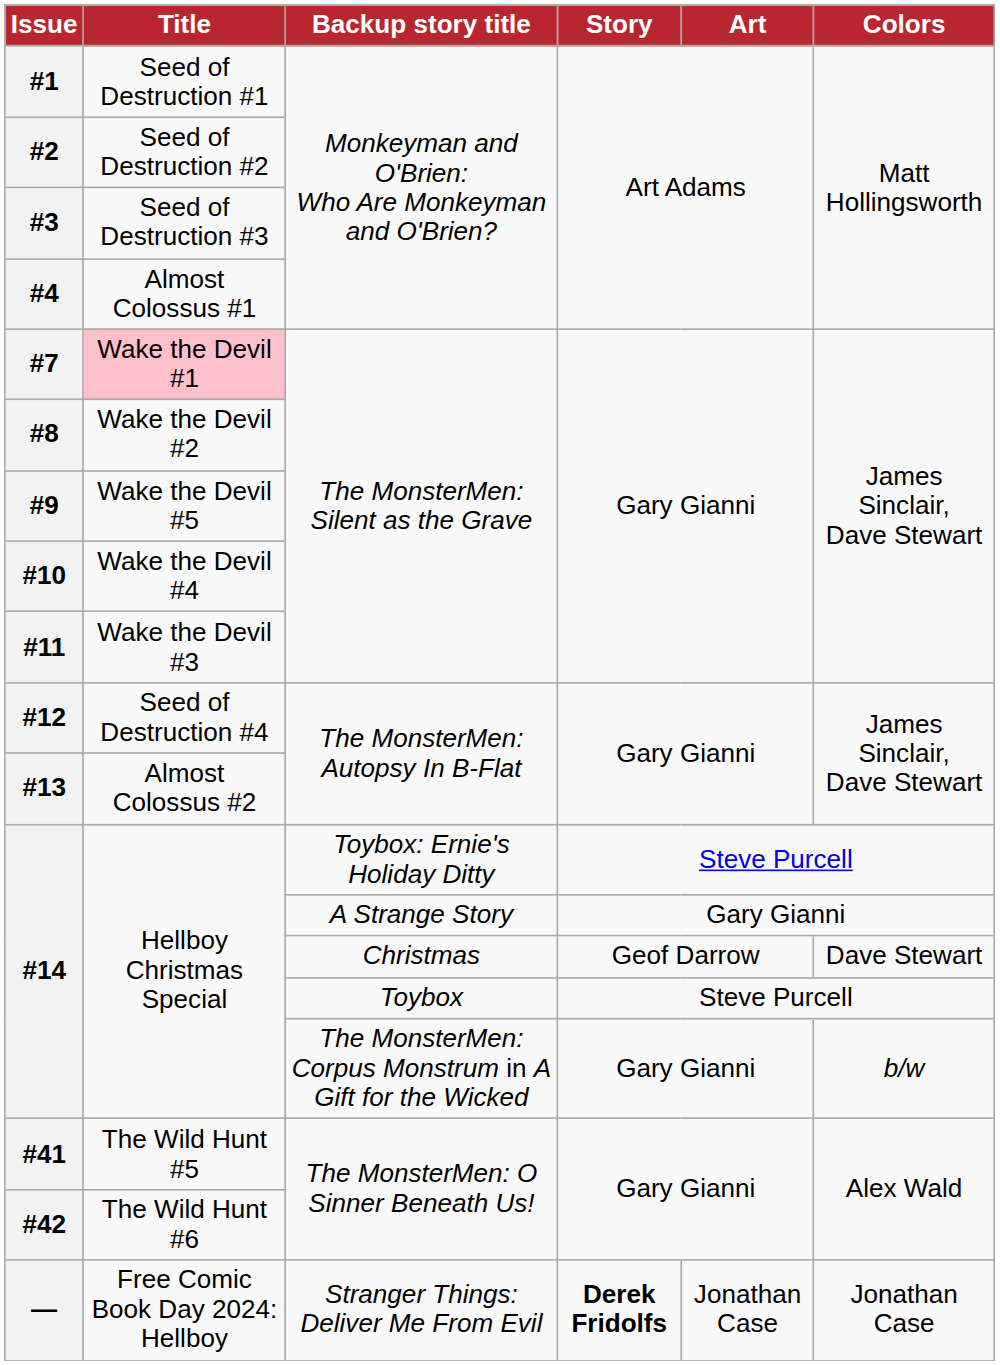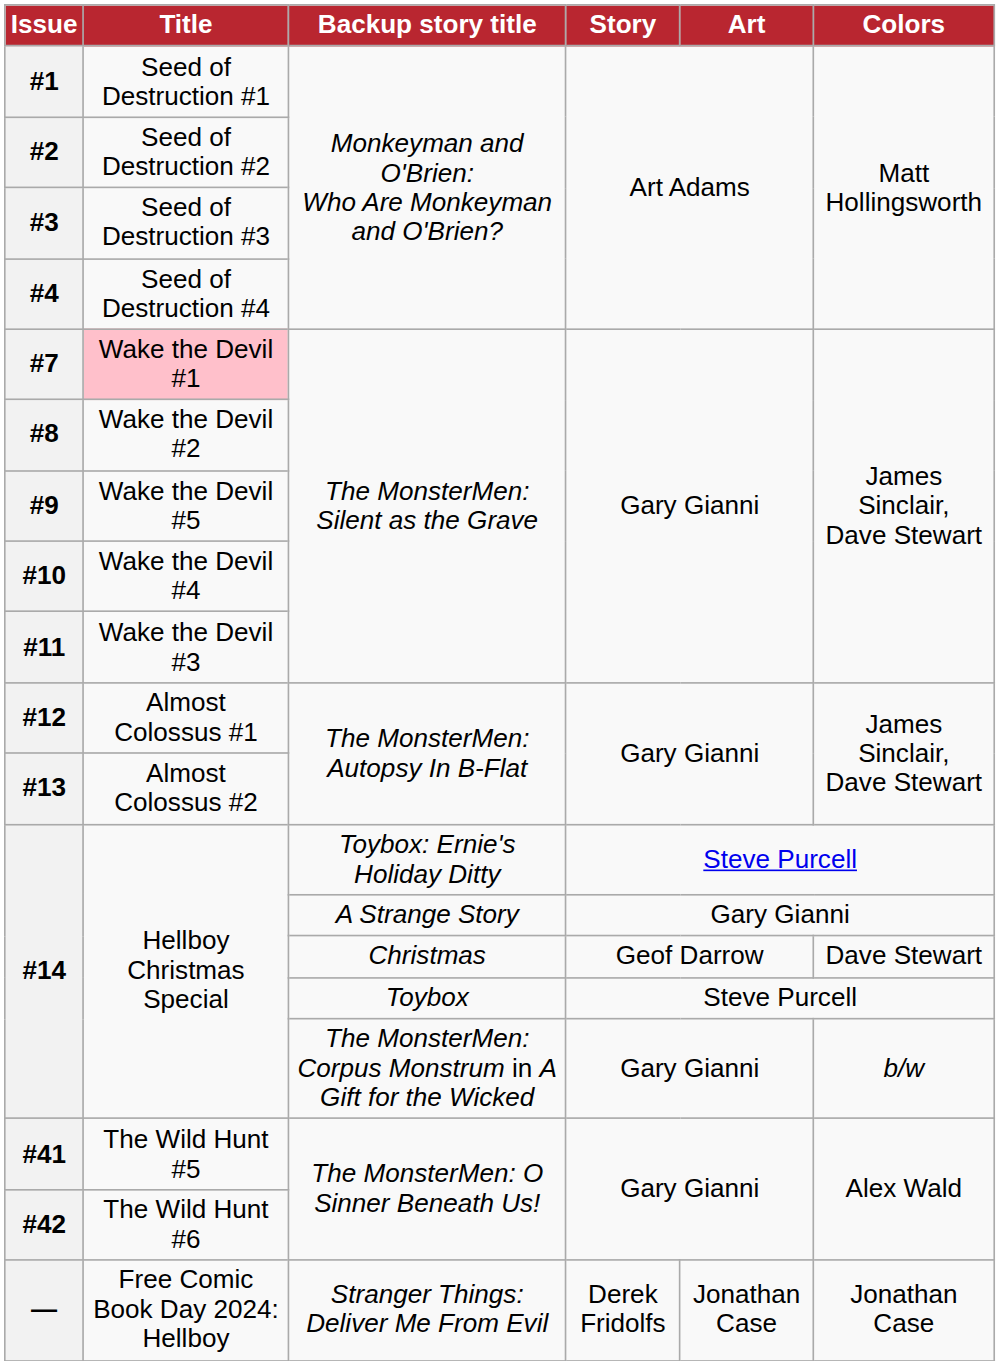(184, 293) Almost Colossus #1 -> (186, 293) Seed of Destruction #4
(184, 717) Seed of Destruction #4 -> (186, 717) Almost Colossus #1
(619, 1309) bold -> (623, 1309) normal
